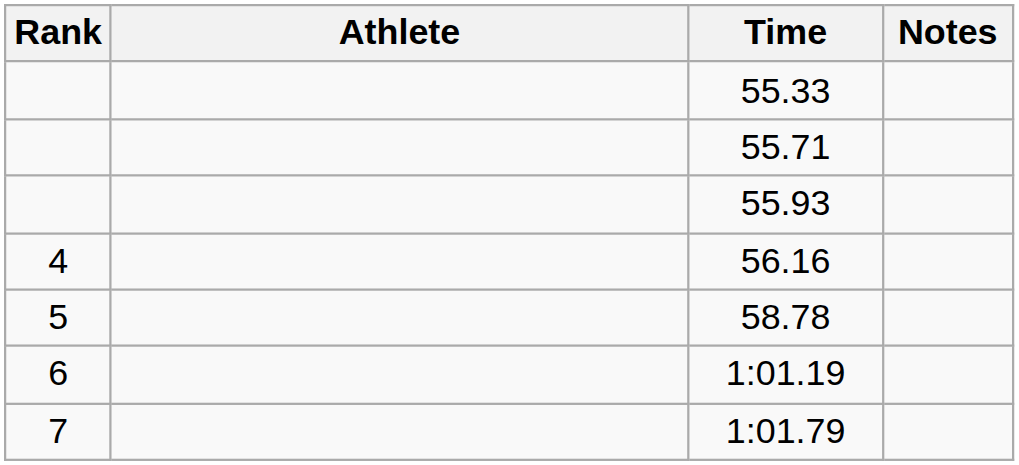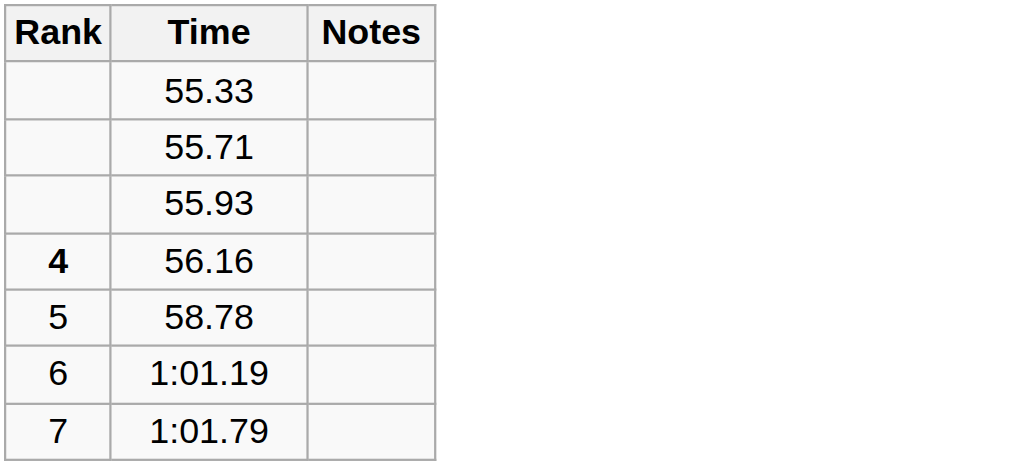- column: (399, 32)
(58, 260) normal -> (58, 260) bold
